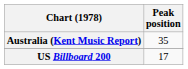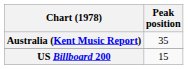(163, 56) 17 -> (163, 56) 15
